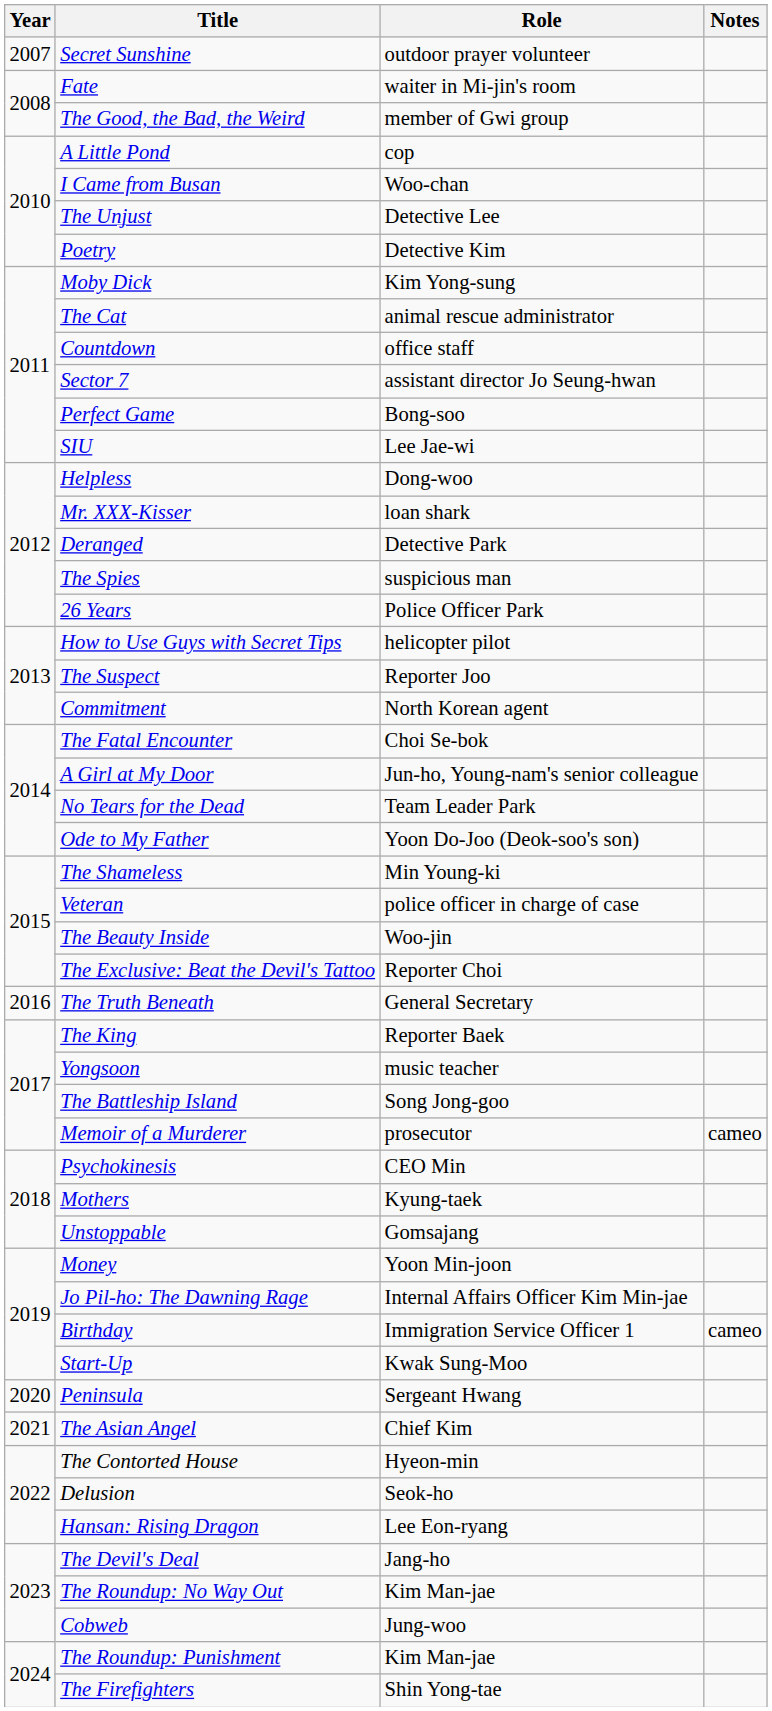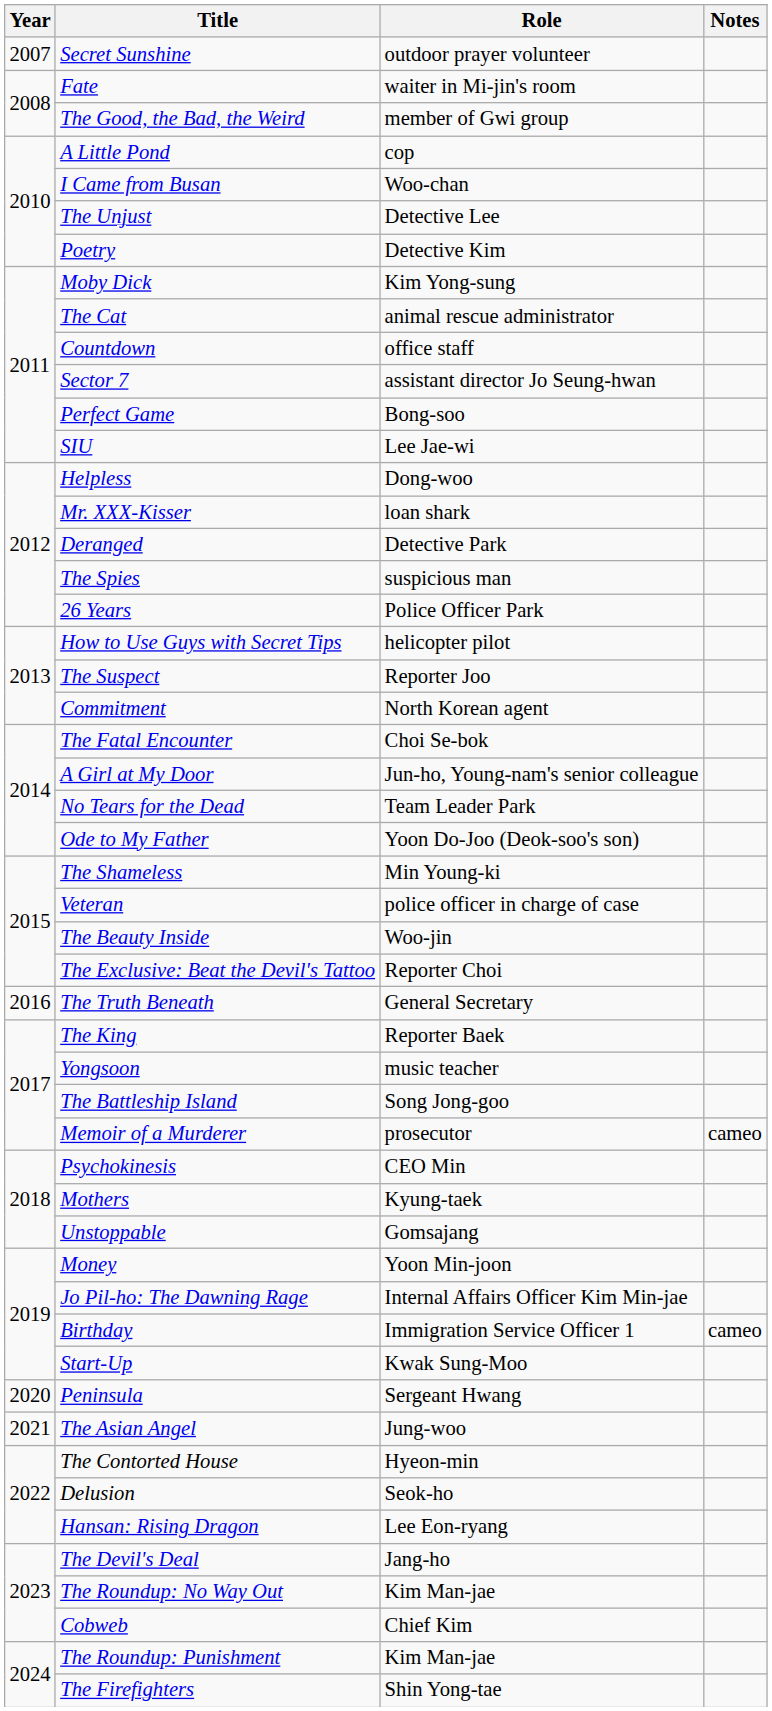(428, 1428) Chief Kim -> (425, 1428) Jung-woo
(425, 1624) Jung-woo -> (428, 1624) Chief Kim
